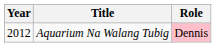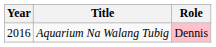(19, 32) 2012 -> (19, 32) 2016
